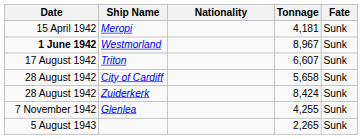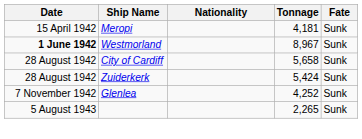- row: (114, 61)
(306, 93) 8,424 -> (306, 77) 5,424
(306, 110) 4,255 -> (306, 93) 4,252
